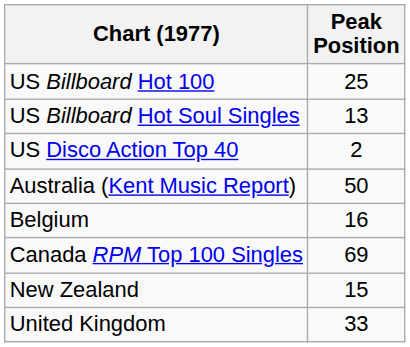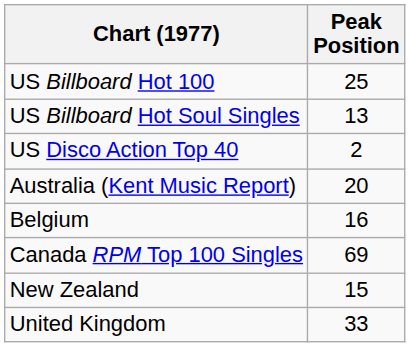(356, 185) 50 -> (356, 185) 20
